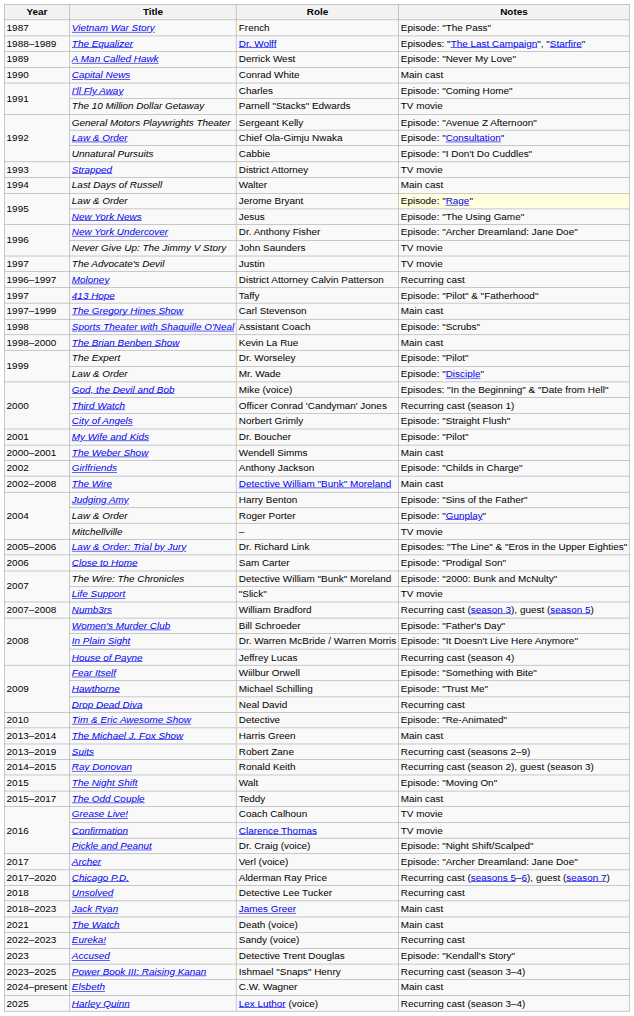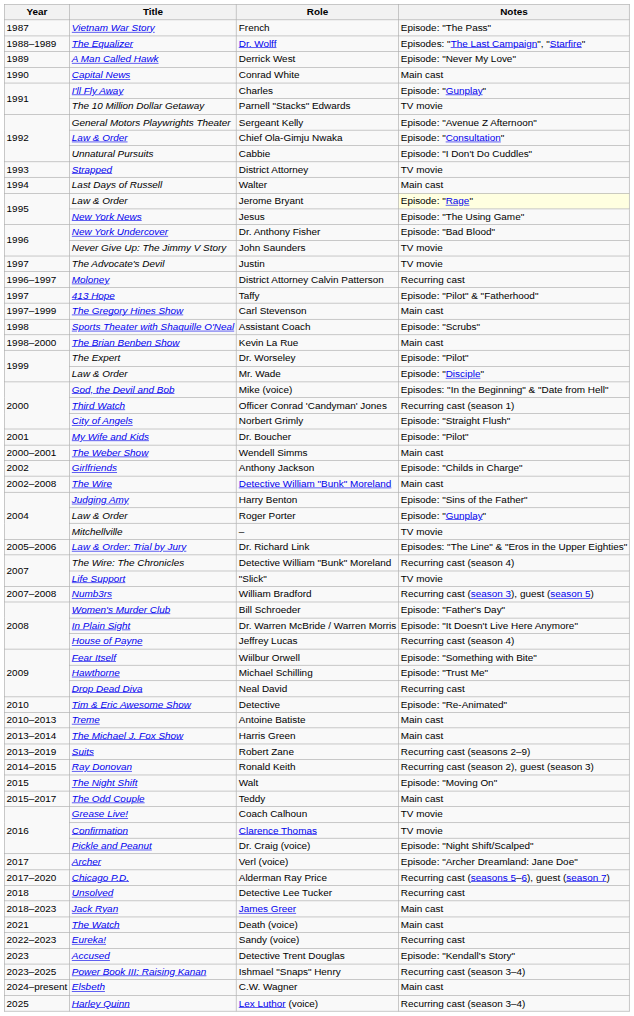(457, 91) Episode: "Coming Home" -> (443, 91) Episode: "Gunplay"
(489, 232) Episode: "Archer Dreamland: Jane Doe" -> (448, 232) Episode: "Bad Blood"
- row: (105, 563)
(479, 578) Episode: "2000: Bunk and McNulty" -> (458, 563) Recurring cast (season 4)
+ row: (86, 720)
